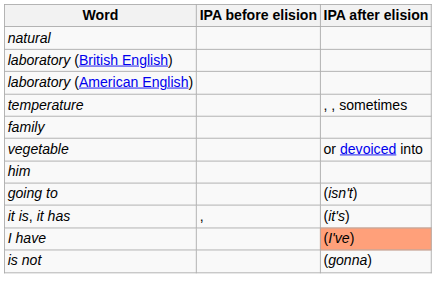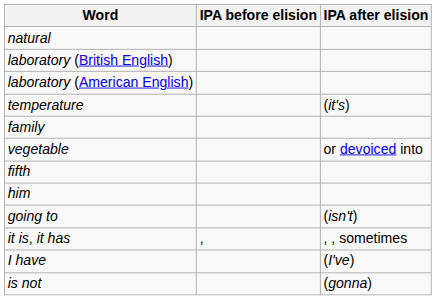(365, 104) , , sometimes -> (337, 104) (it's)
+ row: (19, 171)
(337, 216) (it's) -> (365, 238) , , sometimes
(339, 238) lightsalmon background -> (339, 261) no background
